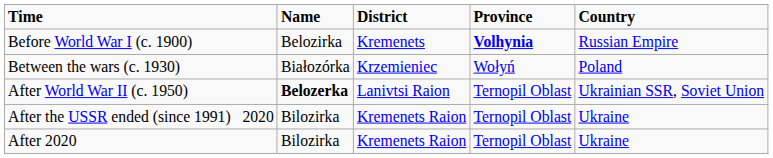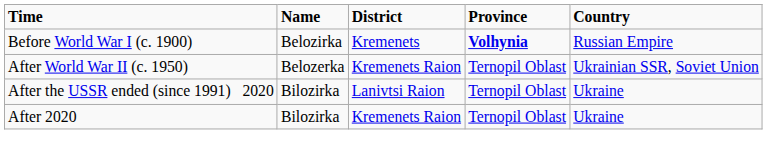- row: (94, 66)
(315, 91) bold -> (313, 66) normal
(403, 91) Lanivtsi Raion -> (406, 66) Kremenets Raion
(412, 116) Kremenets Raion -> (398, 91) Lanivtsi Raion
